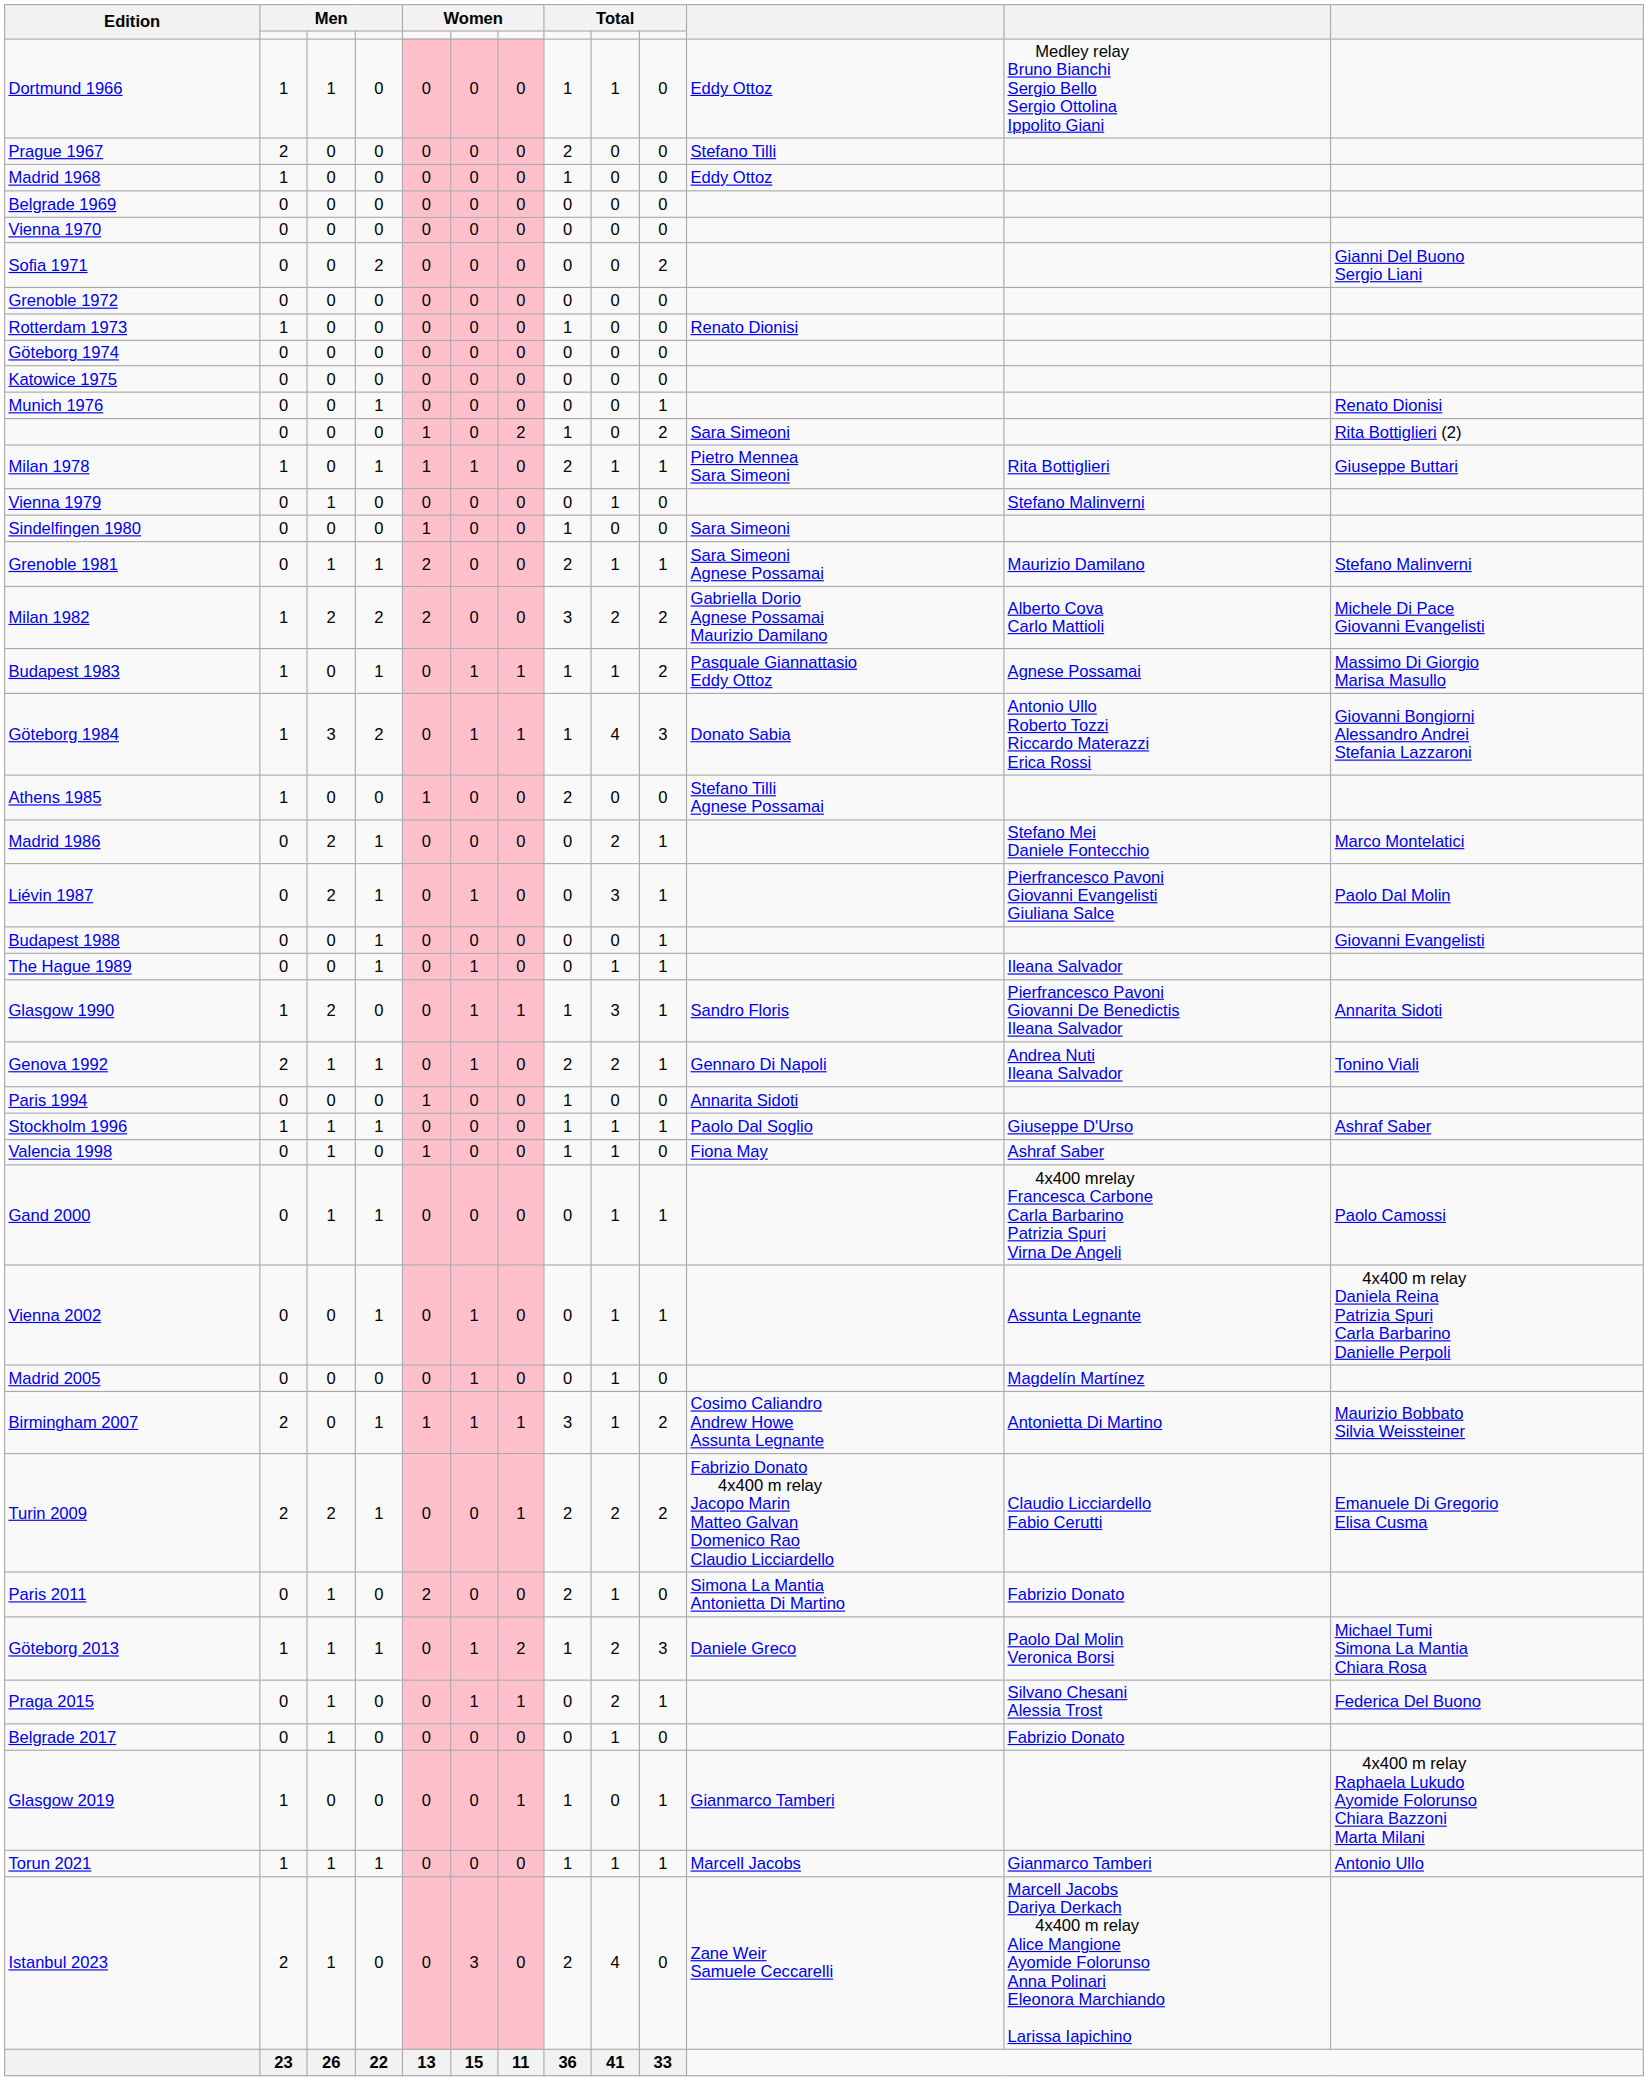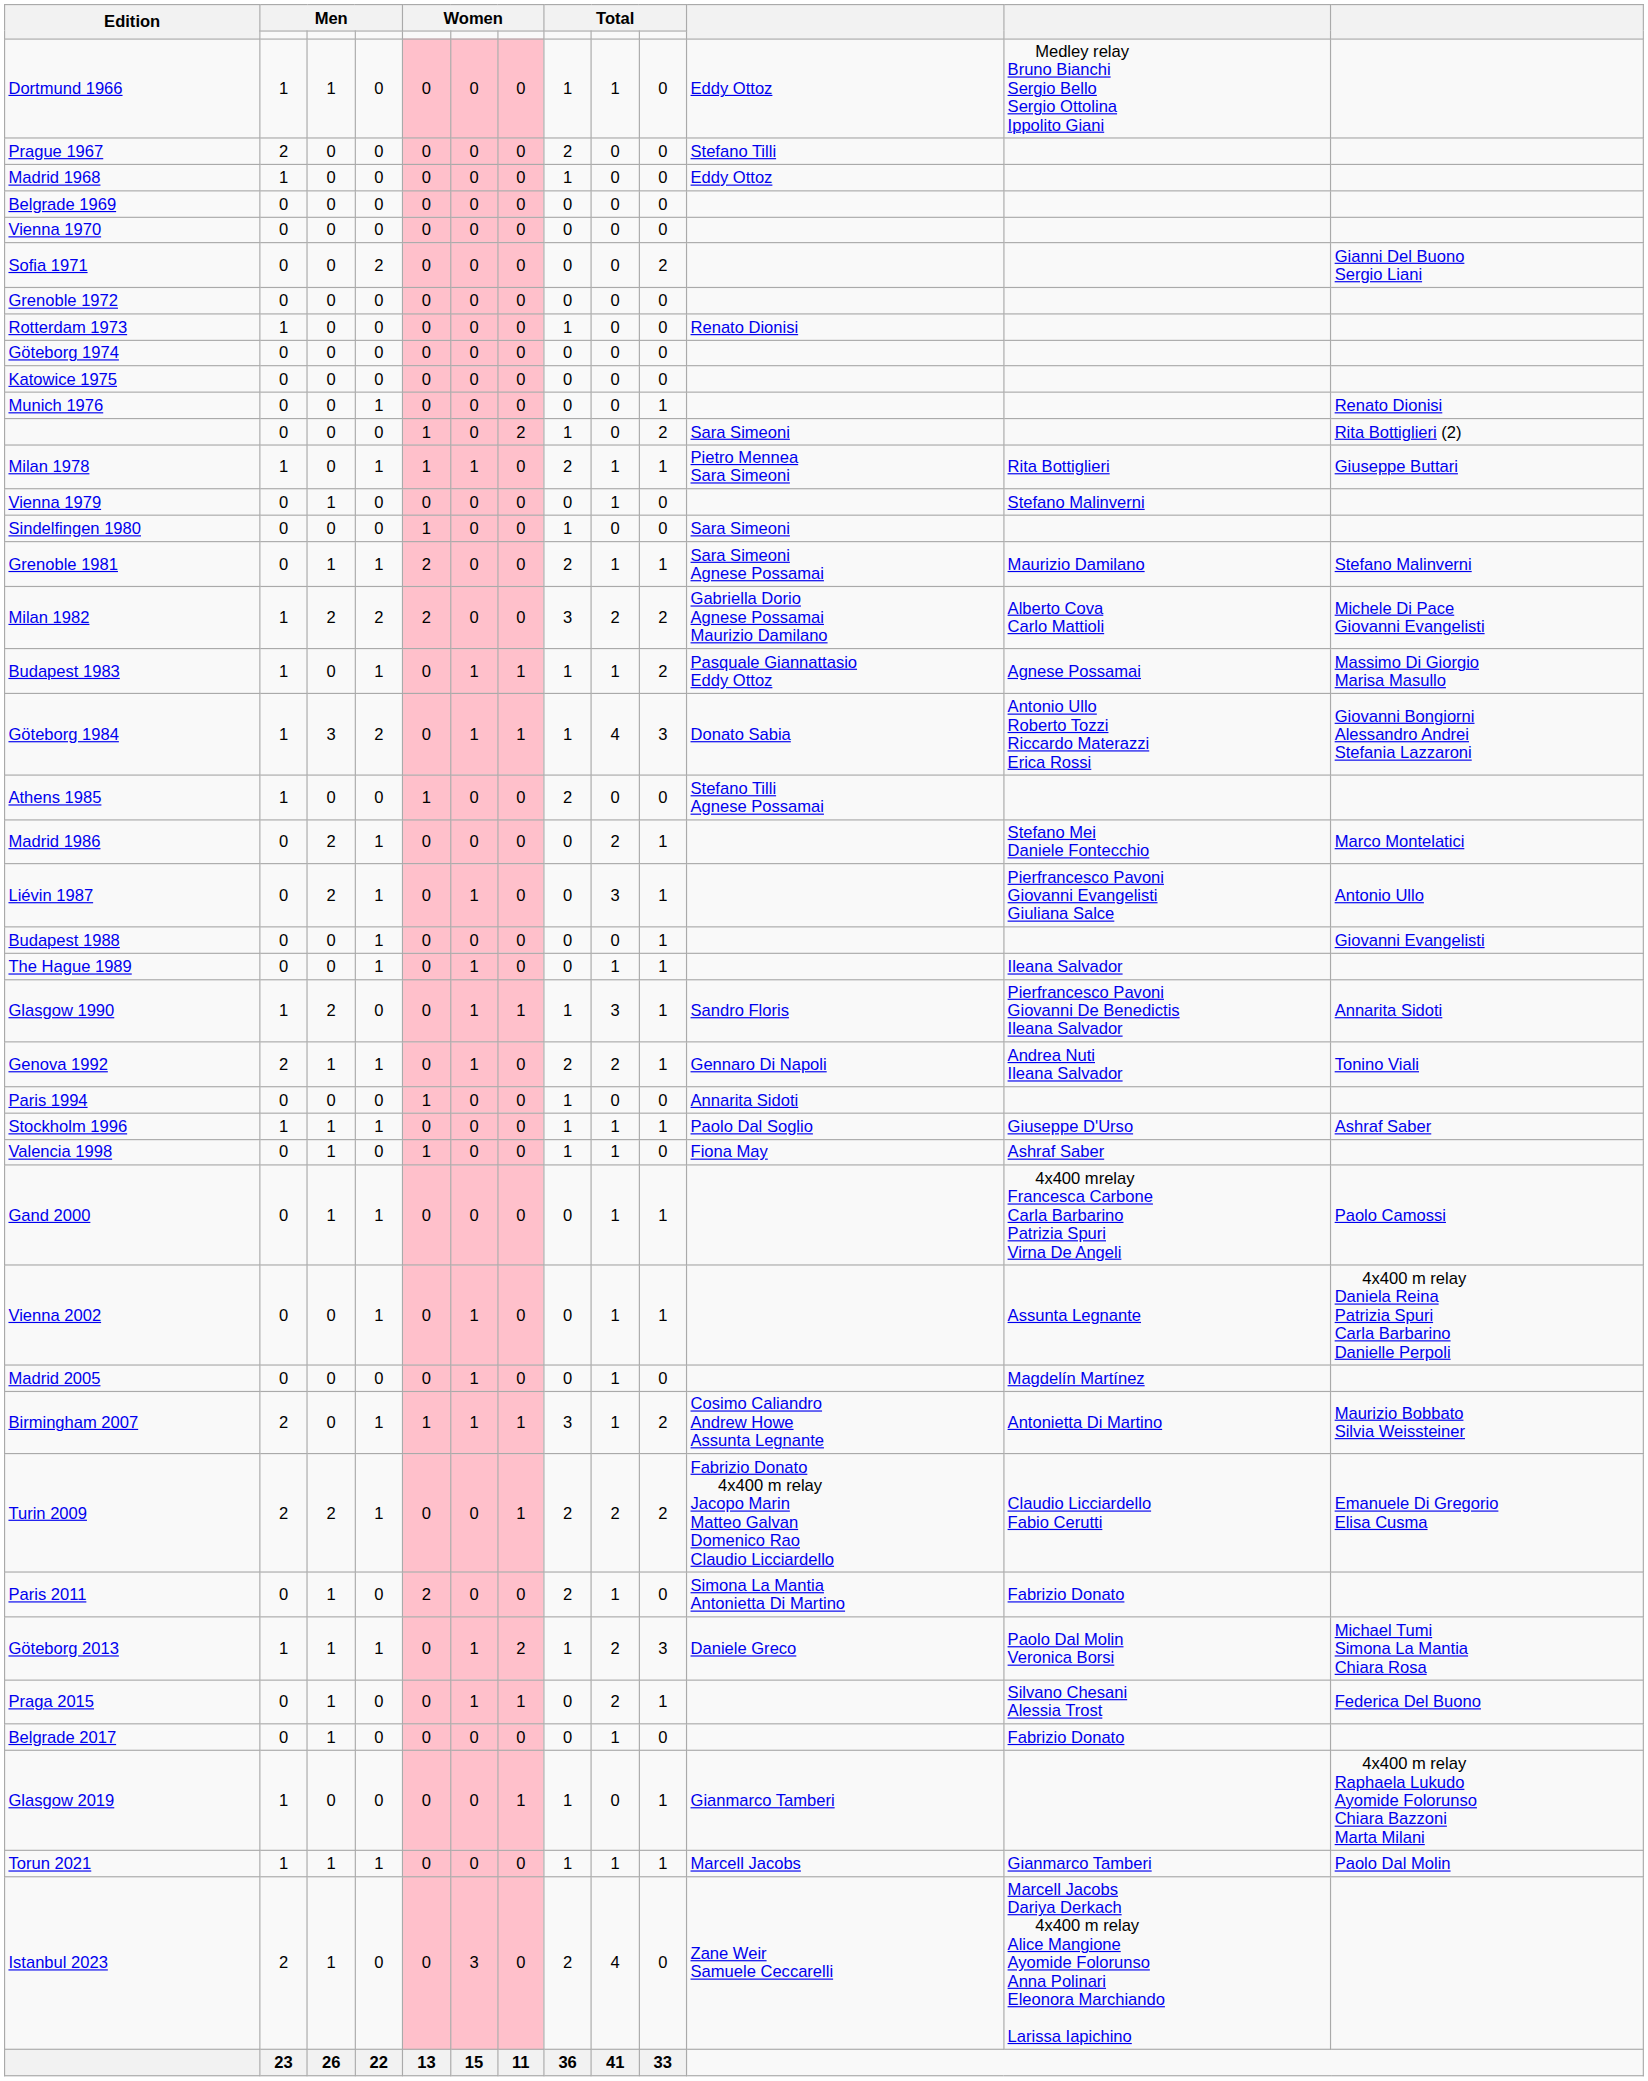(1393, 896) Paolo Dal Molin -> (1379, 896) Antonio Ullo
(1379, 1864) Antonio Ullo -> (1393, 1864) Paolo Dal Molin
